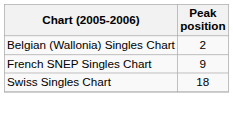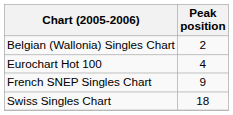+ row: (54, 63)
